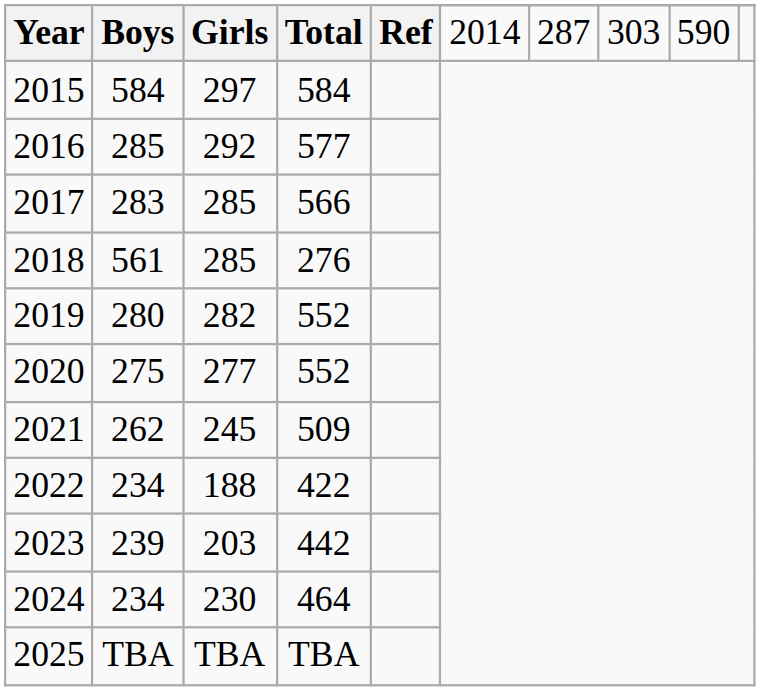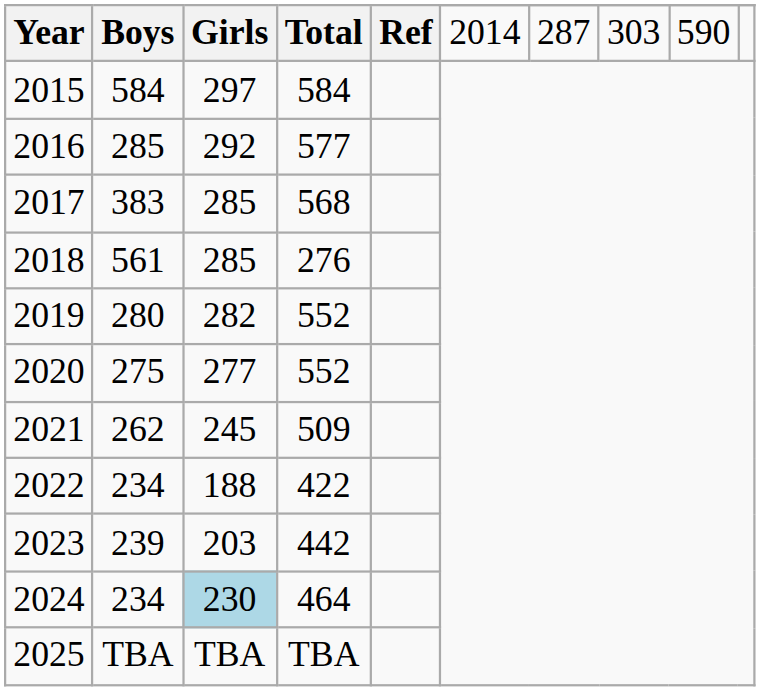(138, 202) 283 -> (138, 202) 383
(324, 202) 566 -> (324, 202) 568
(230, 598) no background -> (230, 598) lightblue background
